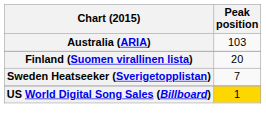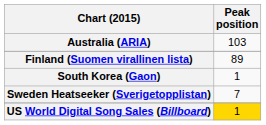(237, 59) 20 -> (237, 59) 89
+ row: (109, 77)
